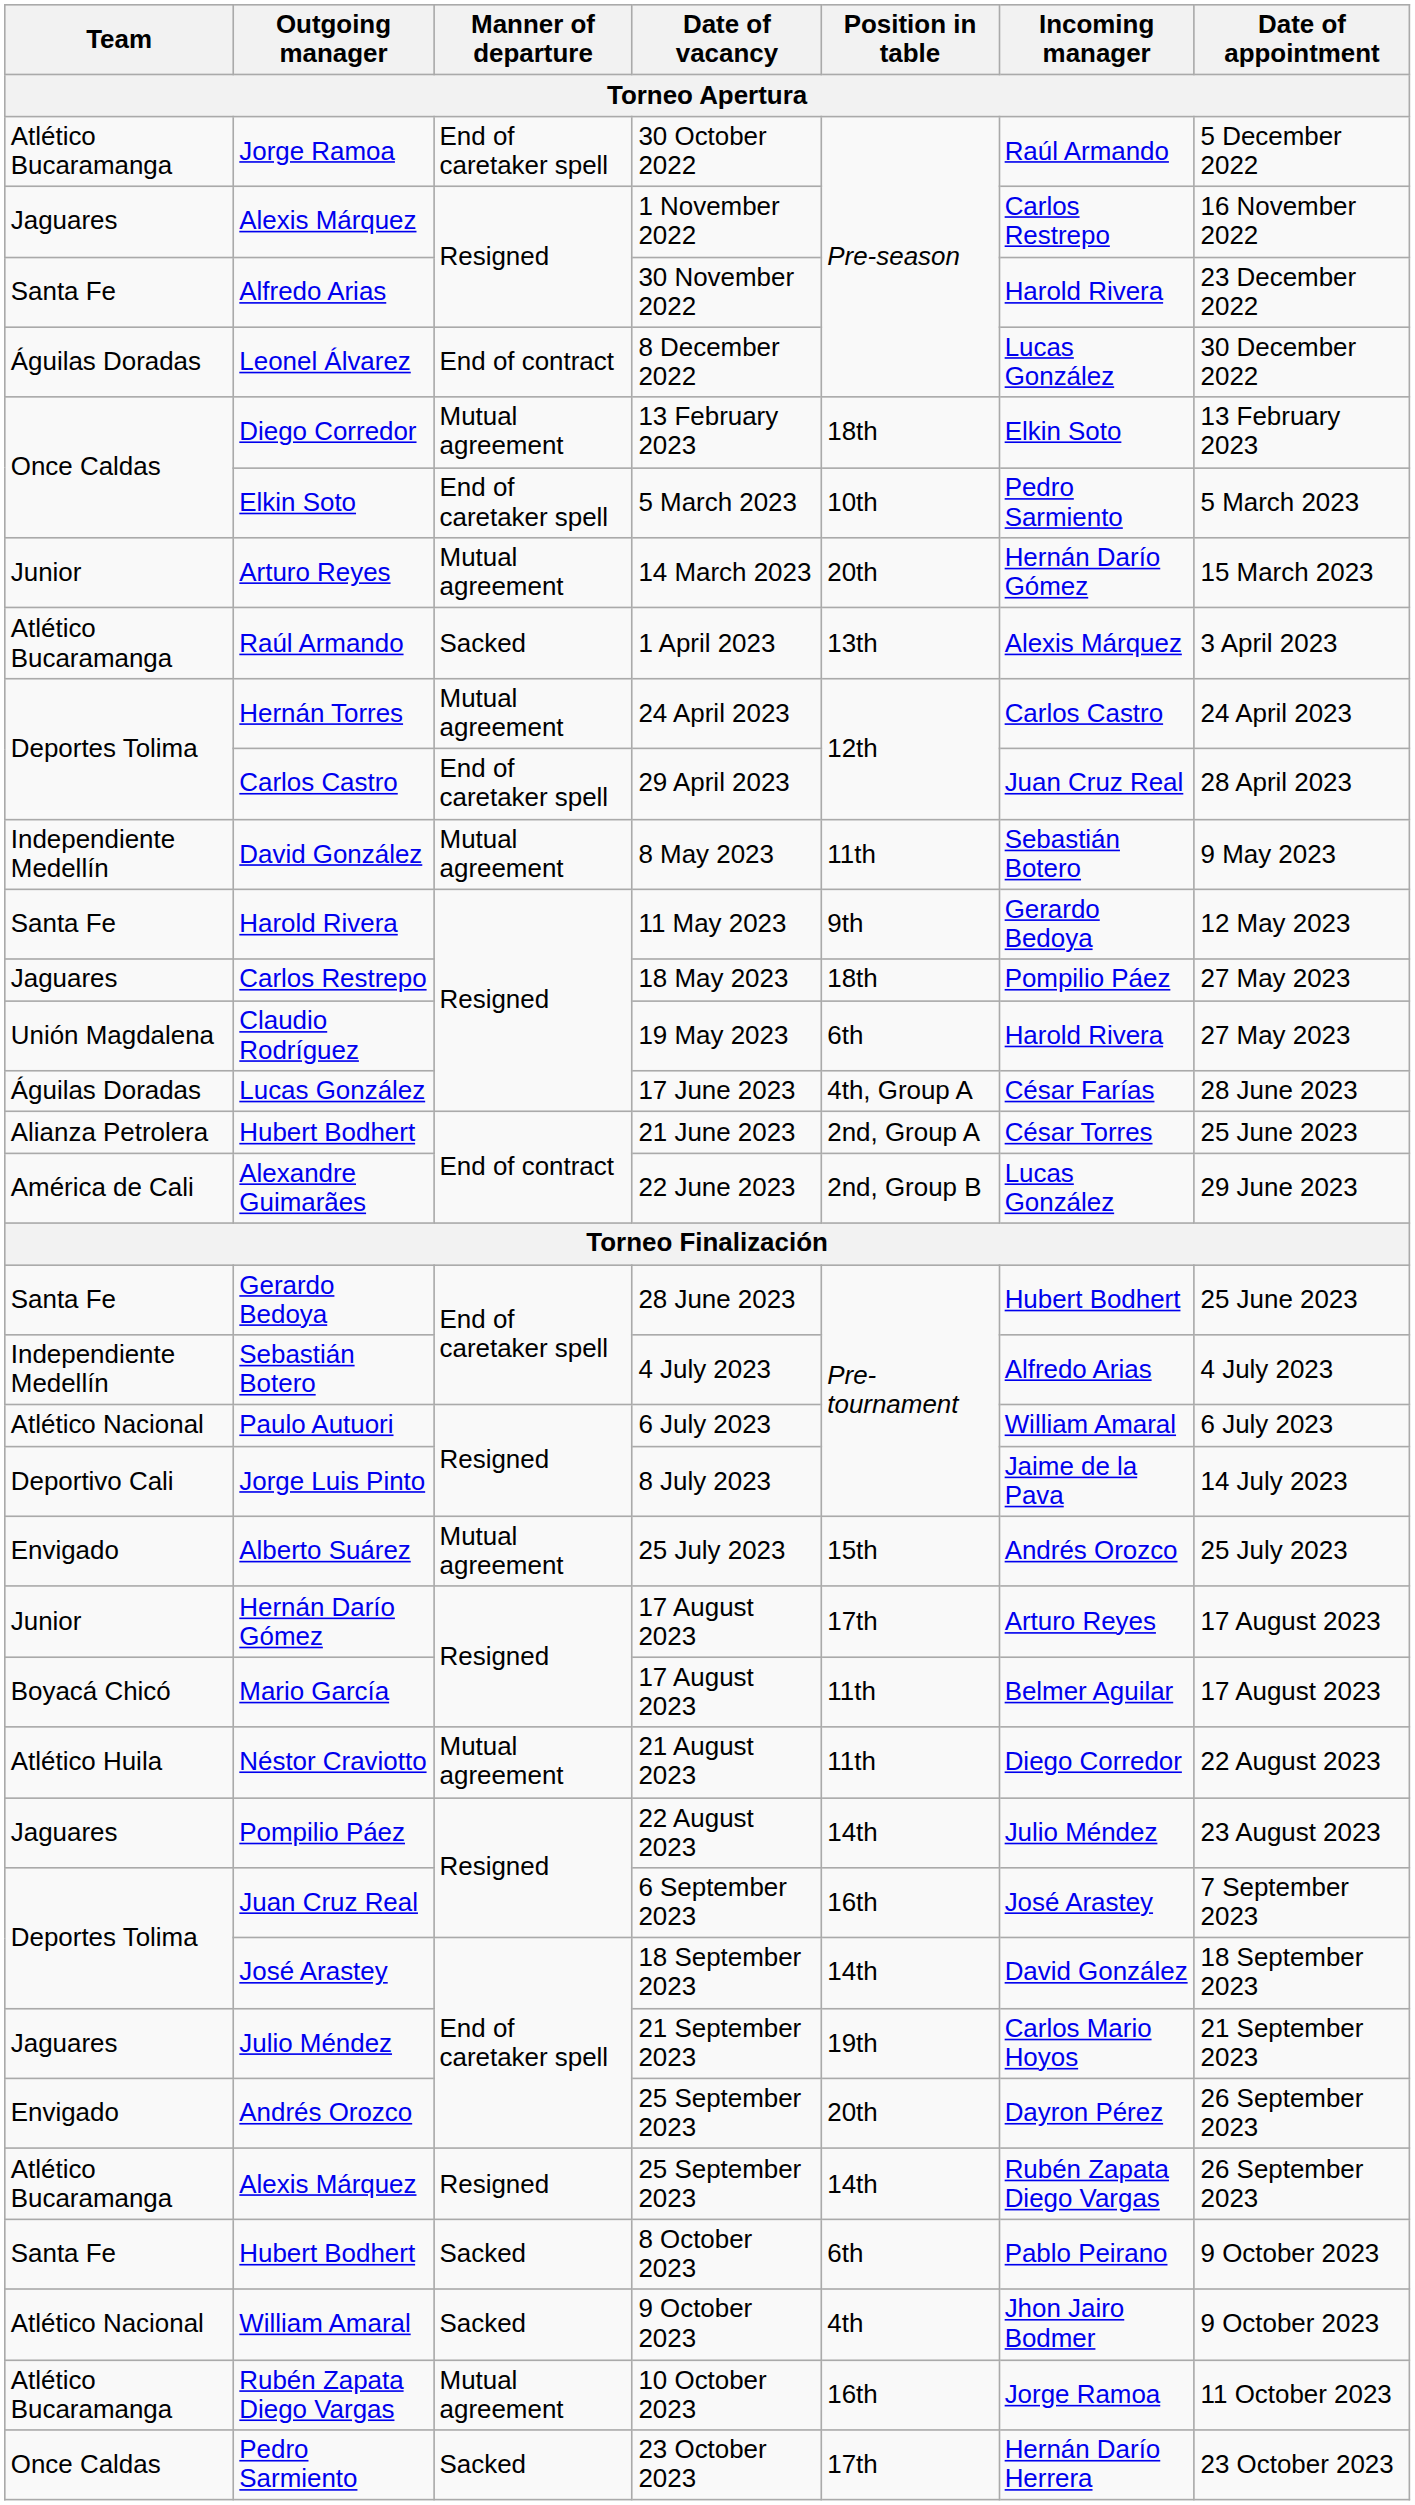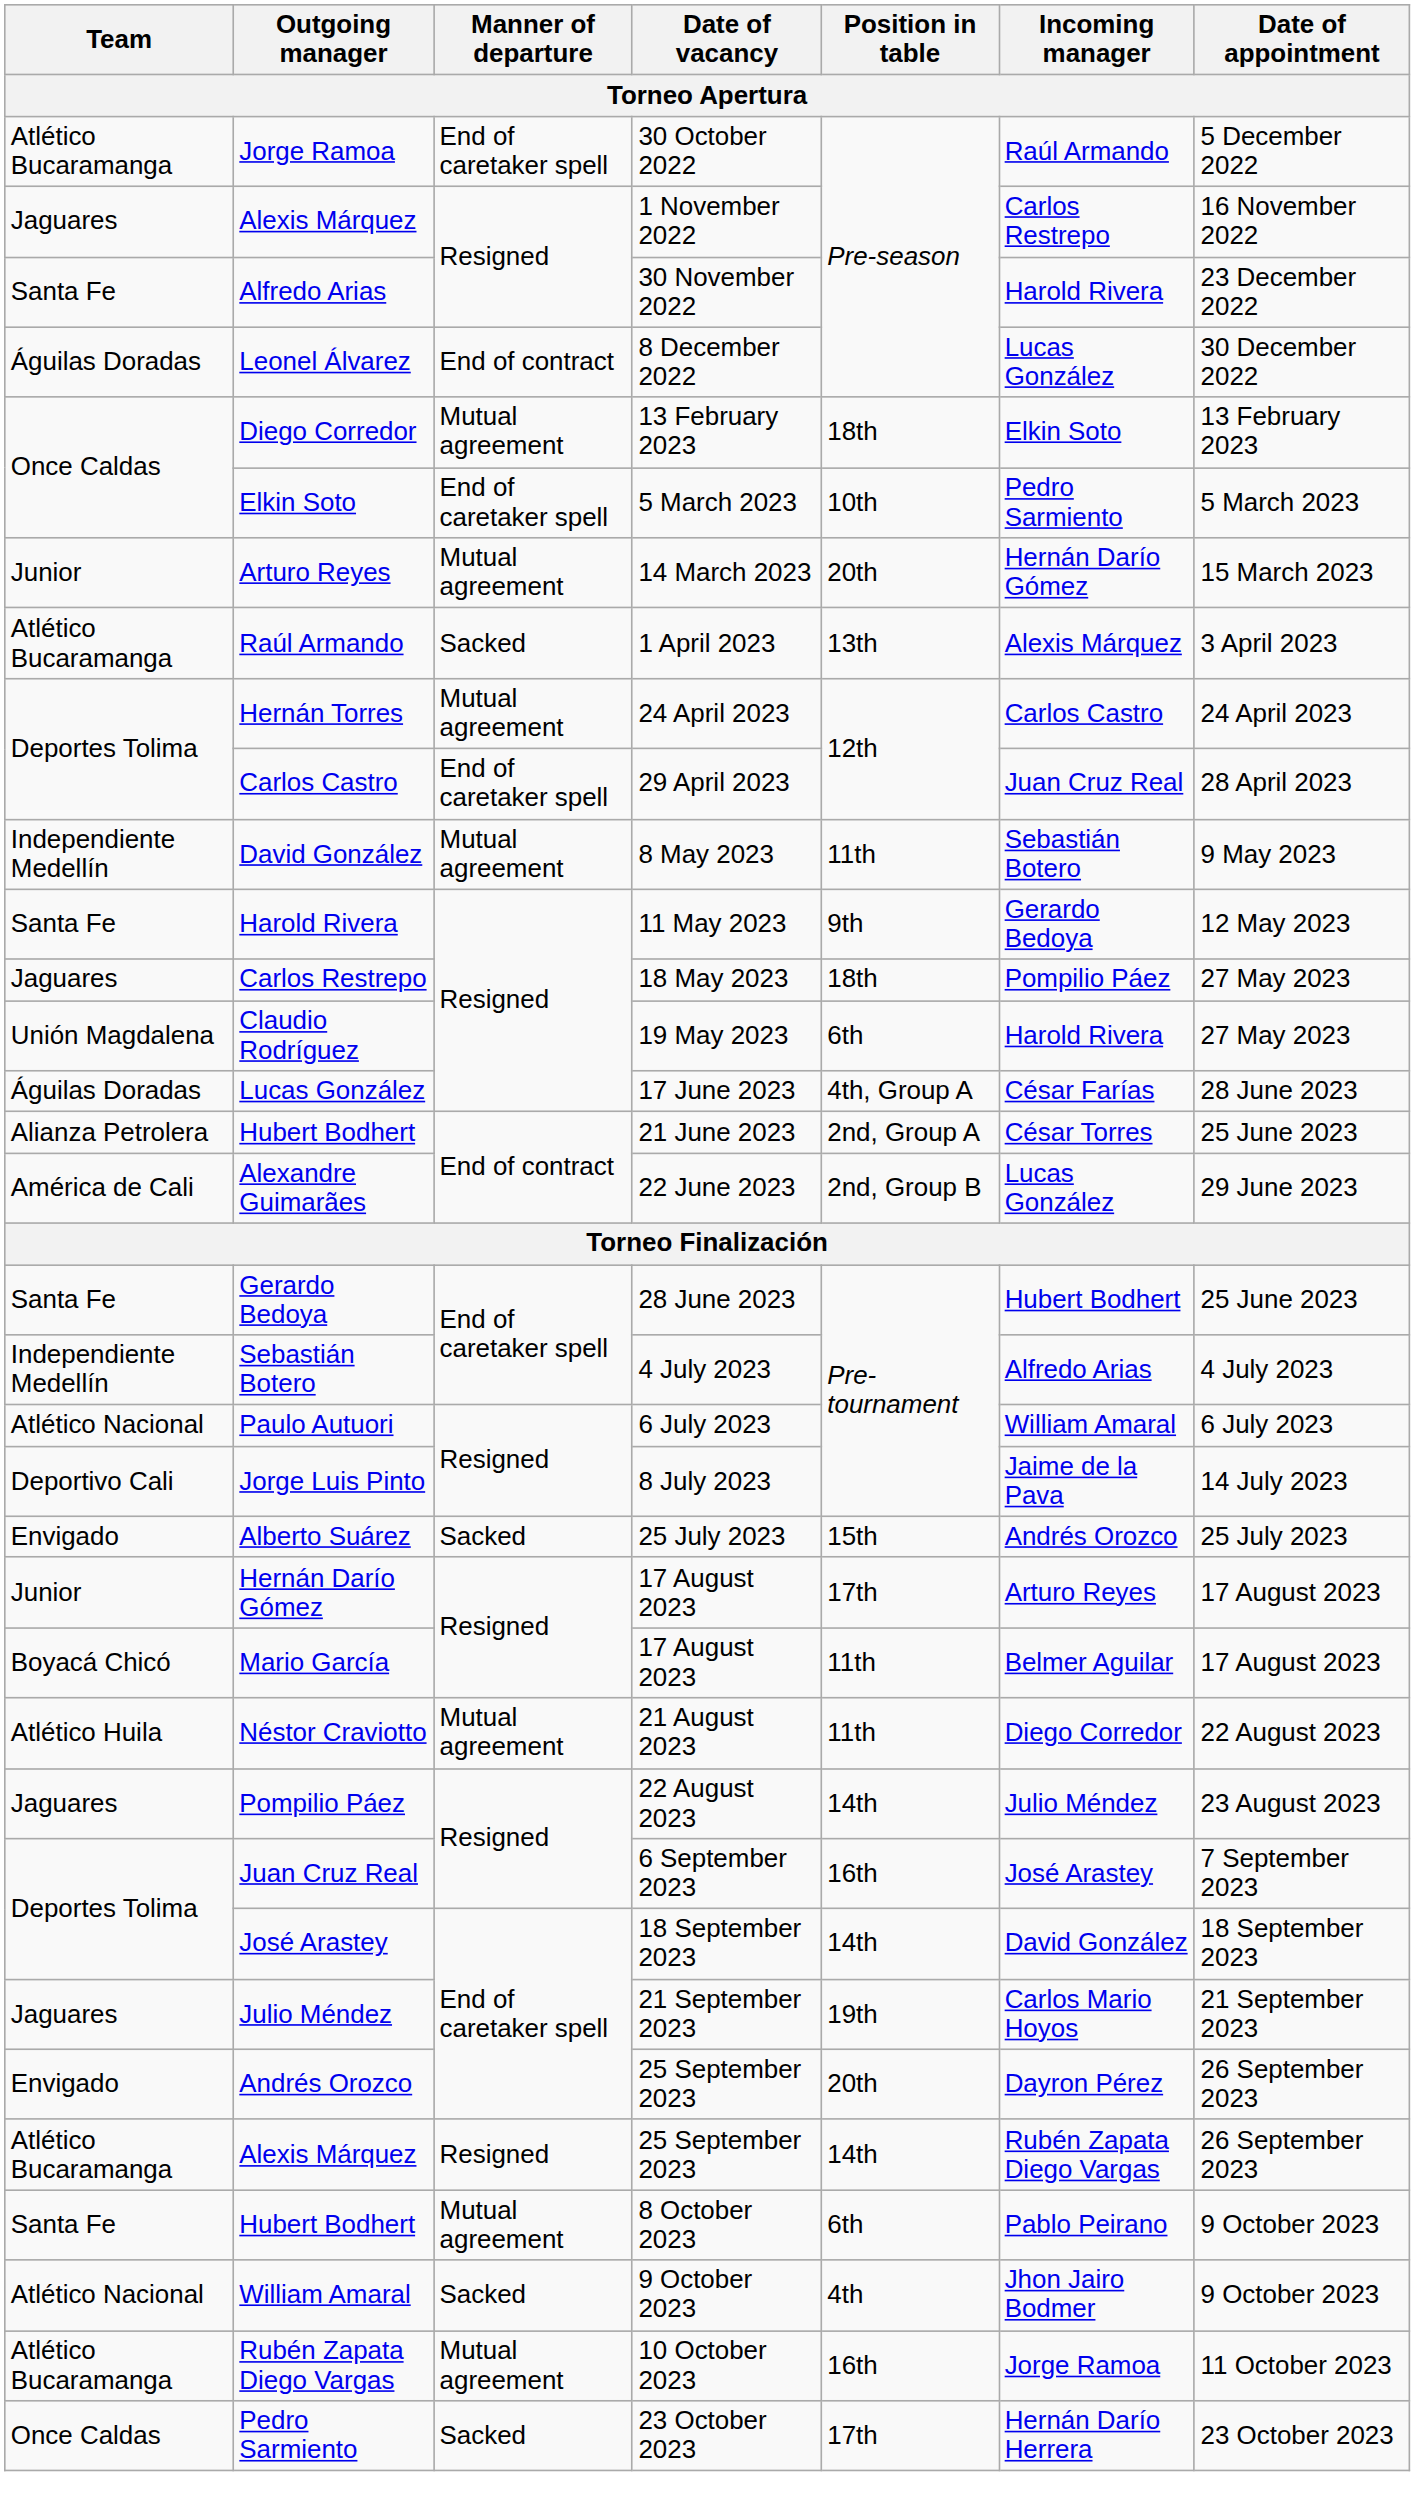(502, 1551) Mutual agreement -> (483, 1536) Sacked
(483, 2253) Sacked -> (502, 2224) Mutual agreement
